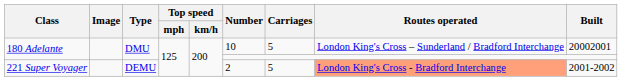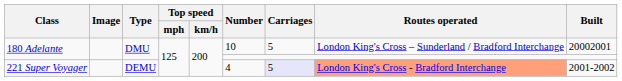(228, 67) 2 -> (228, 67) 4
(270, 67) no background -> (270, 67) lavender background
